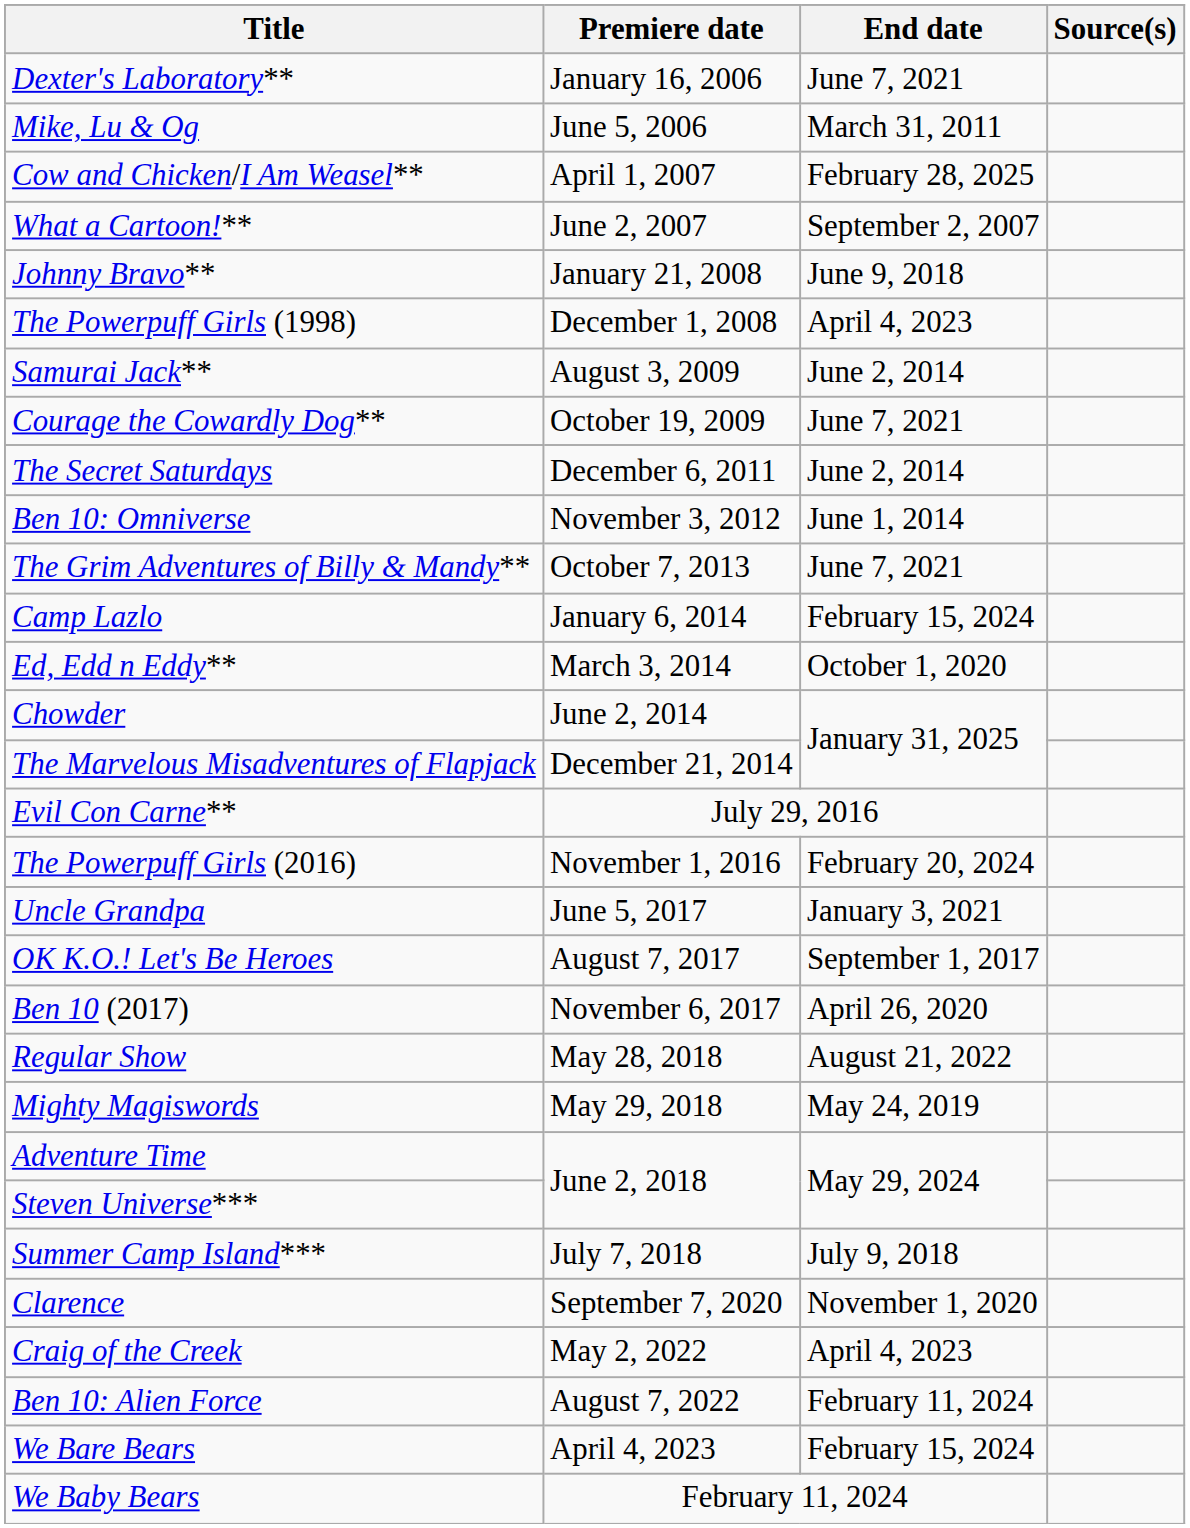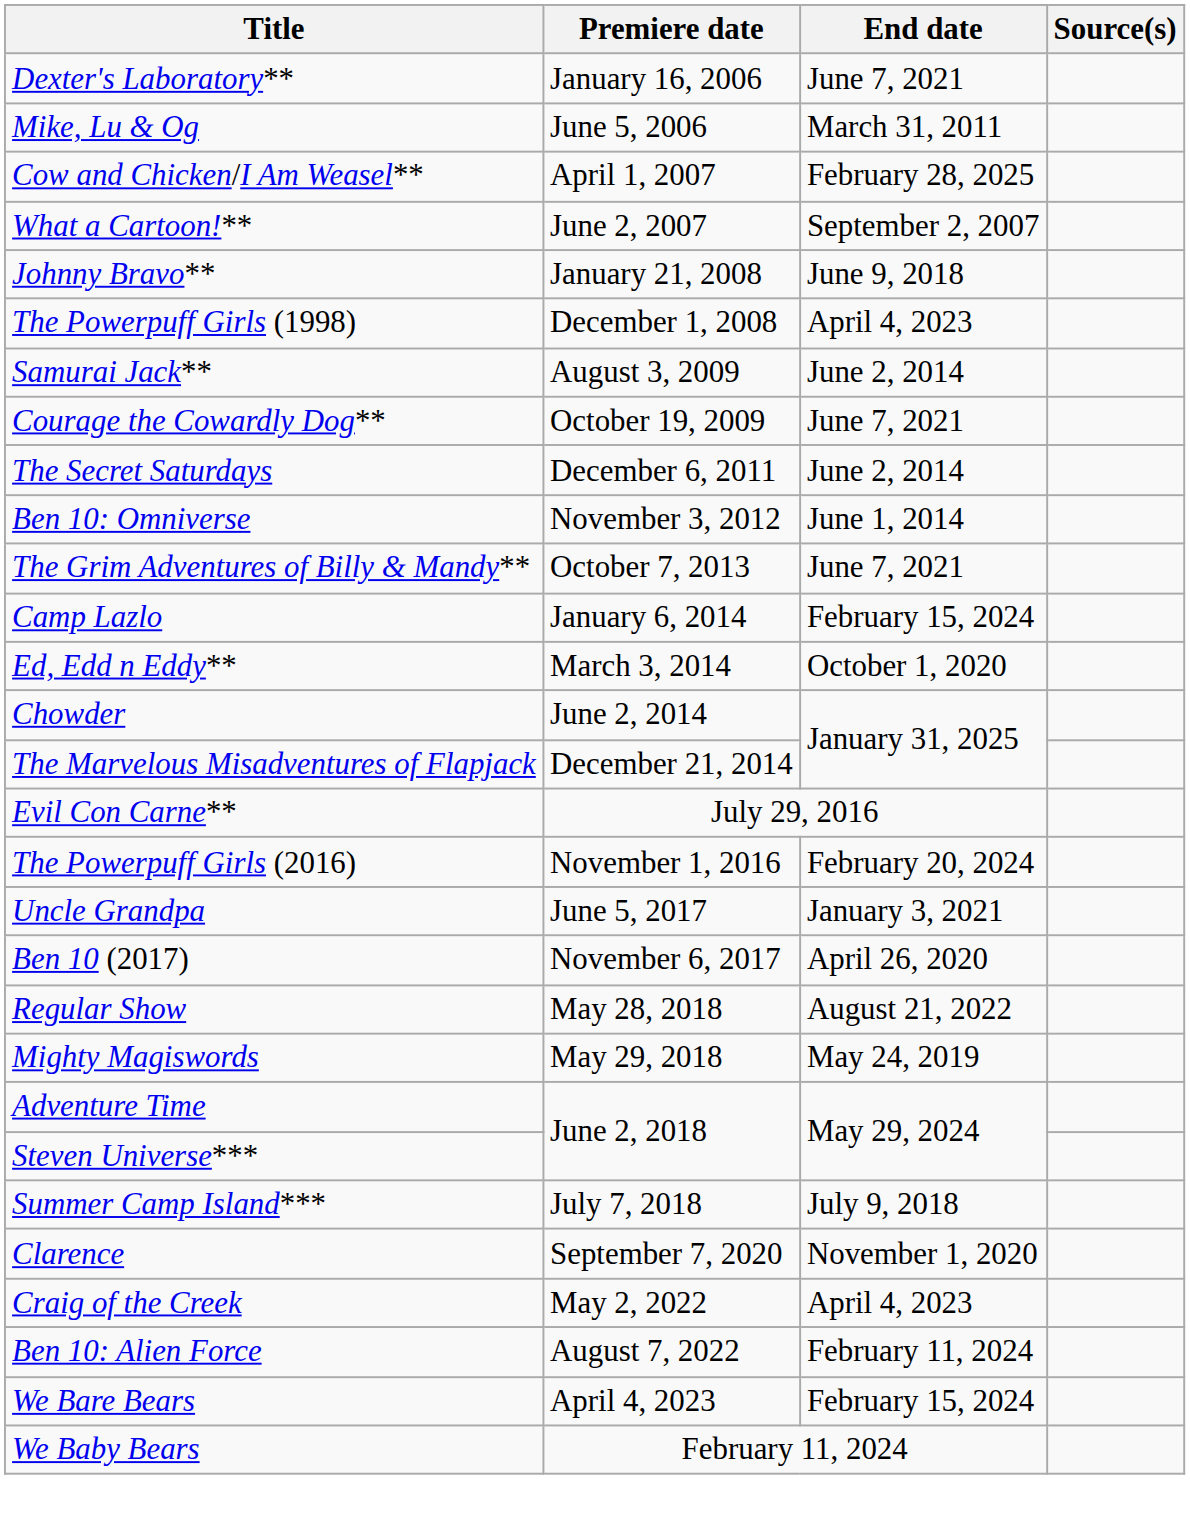- row: (173, 959)
